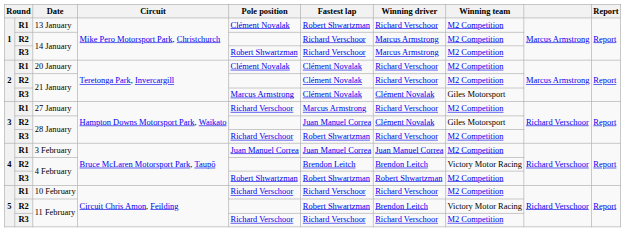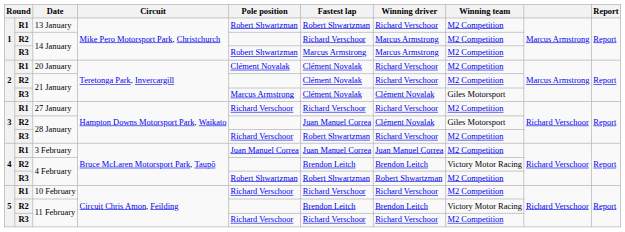(260, 24) Clément Novalak -> (264, 24) Robert Shwartzman
(334, 52) Richard Verschoor -> (335, 52) Marcus Armstrong
(335, 108) Marcus Armstrong -> (334, 108) Richard Verschoor
(336, 205) Robert Shwartzman -> (329, 205) Brendon Leitch
